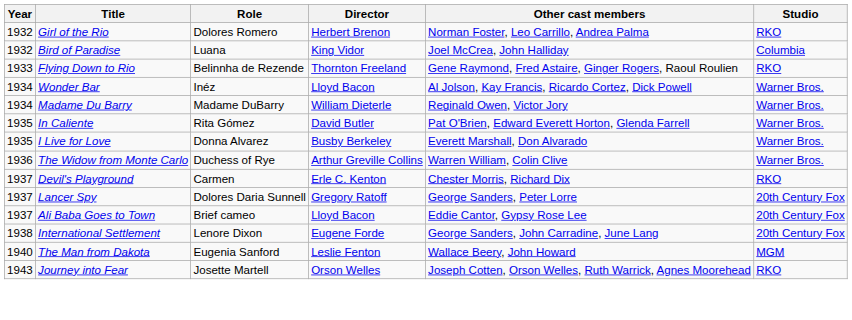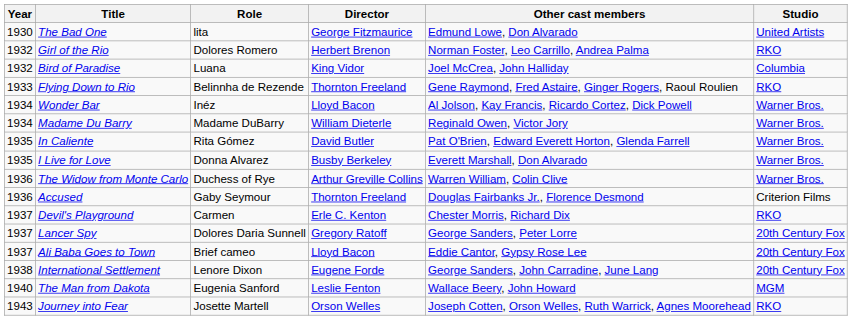+ row: (72, 32)
+ row: (60, 197)
